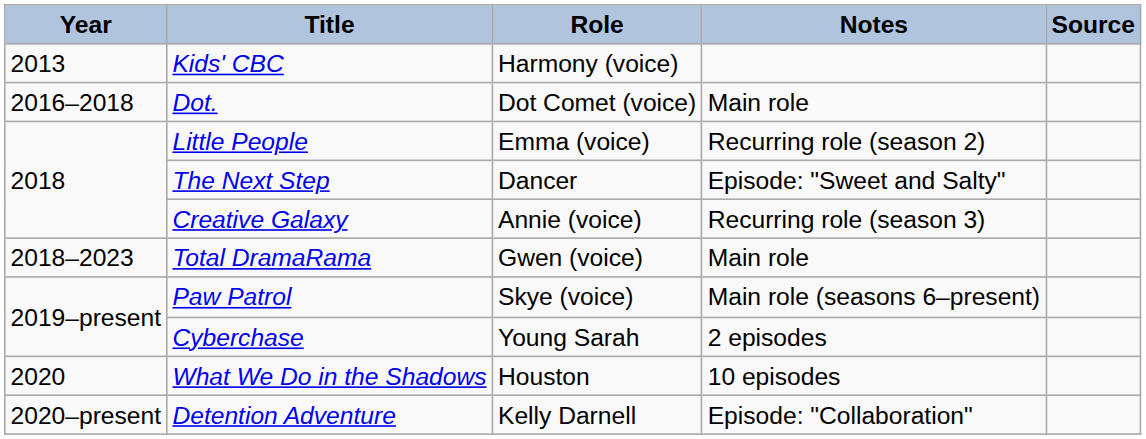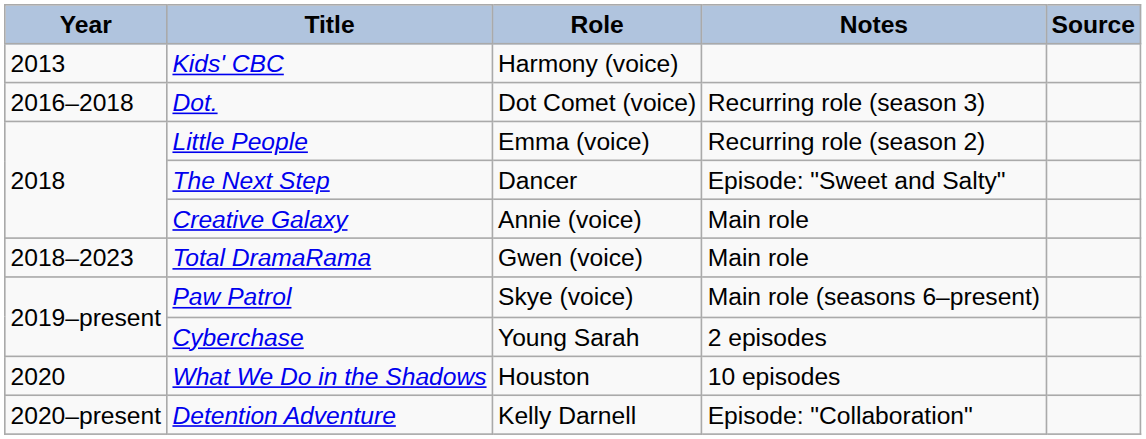(758, 102) Main role -> (847, 102) Recurring role (season 3)
(847, 219) Recurring role (season 3) -> (758, 219) Main role
